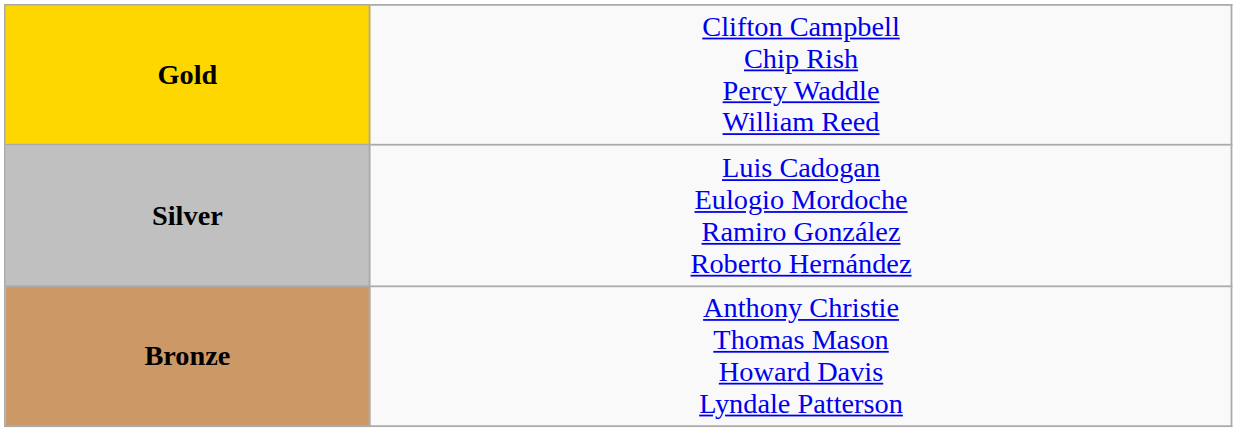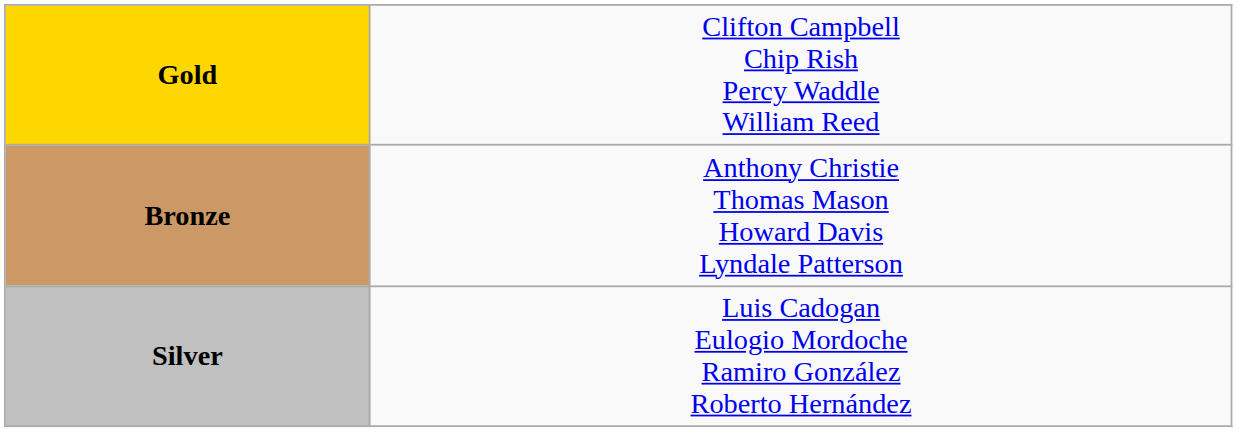rows swapped: (187, 215) <-> (187, 355)
